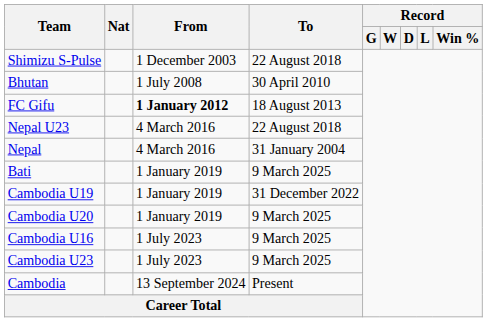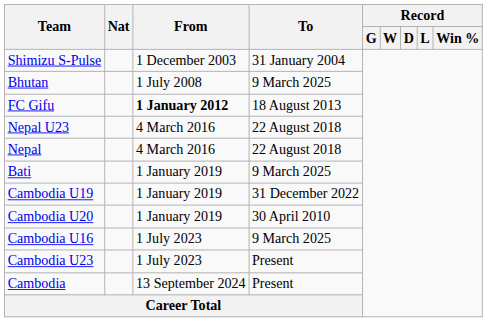(297, 60) 22 August 2018 -> (299, 60) 31 January 2004
(291, 82) 30 April 2010 -> (292, 82) 9 March 2025
(299, 149) 31 January 2004 -> (297, 149) 22 August 2018
(292, 216) 9 March 2025 -> (291, 216) 30 April 2010
(292, 261) 9 March 2025 -> (273, 261) Present
